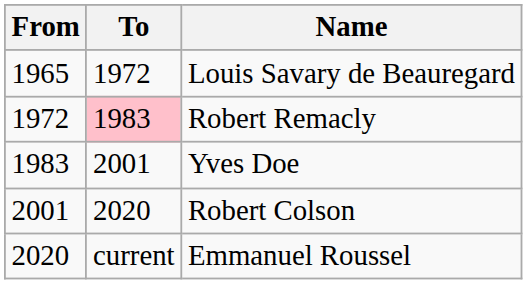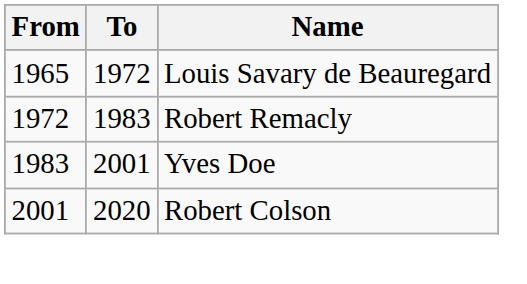(122, 118) pink background -> (122, 118) no background
- row: (299, 255)
